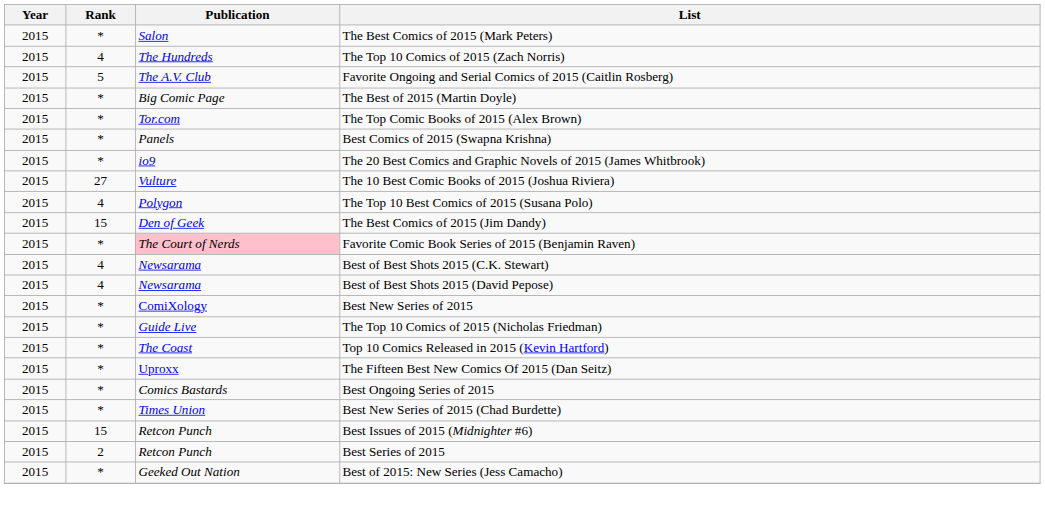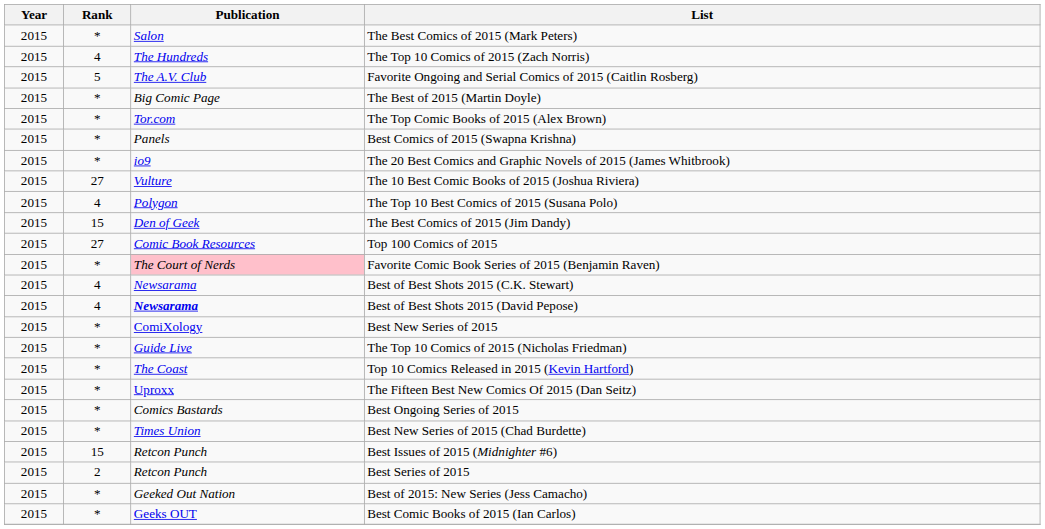+ row: (432, 243)
(170, 285) normal -> (166, 306) bold
+ row: (471, 514)
